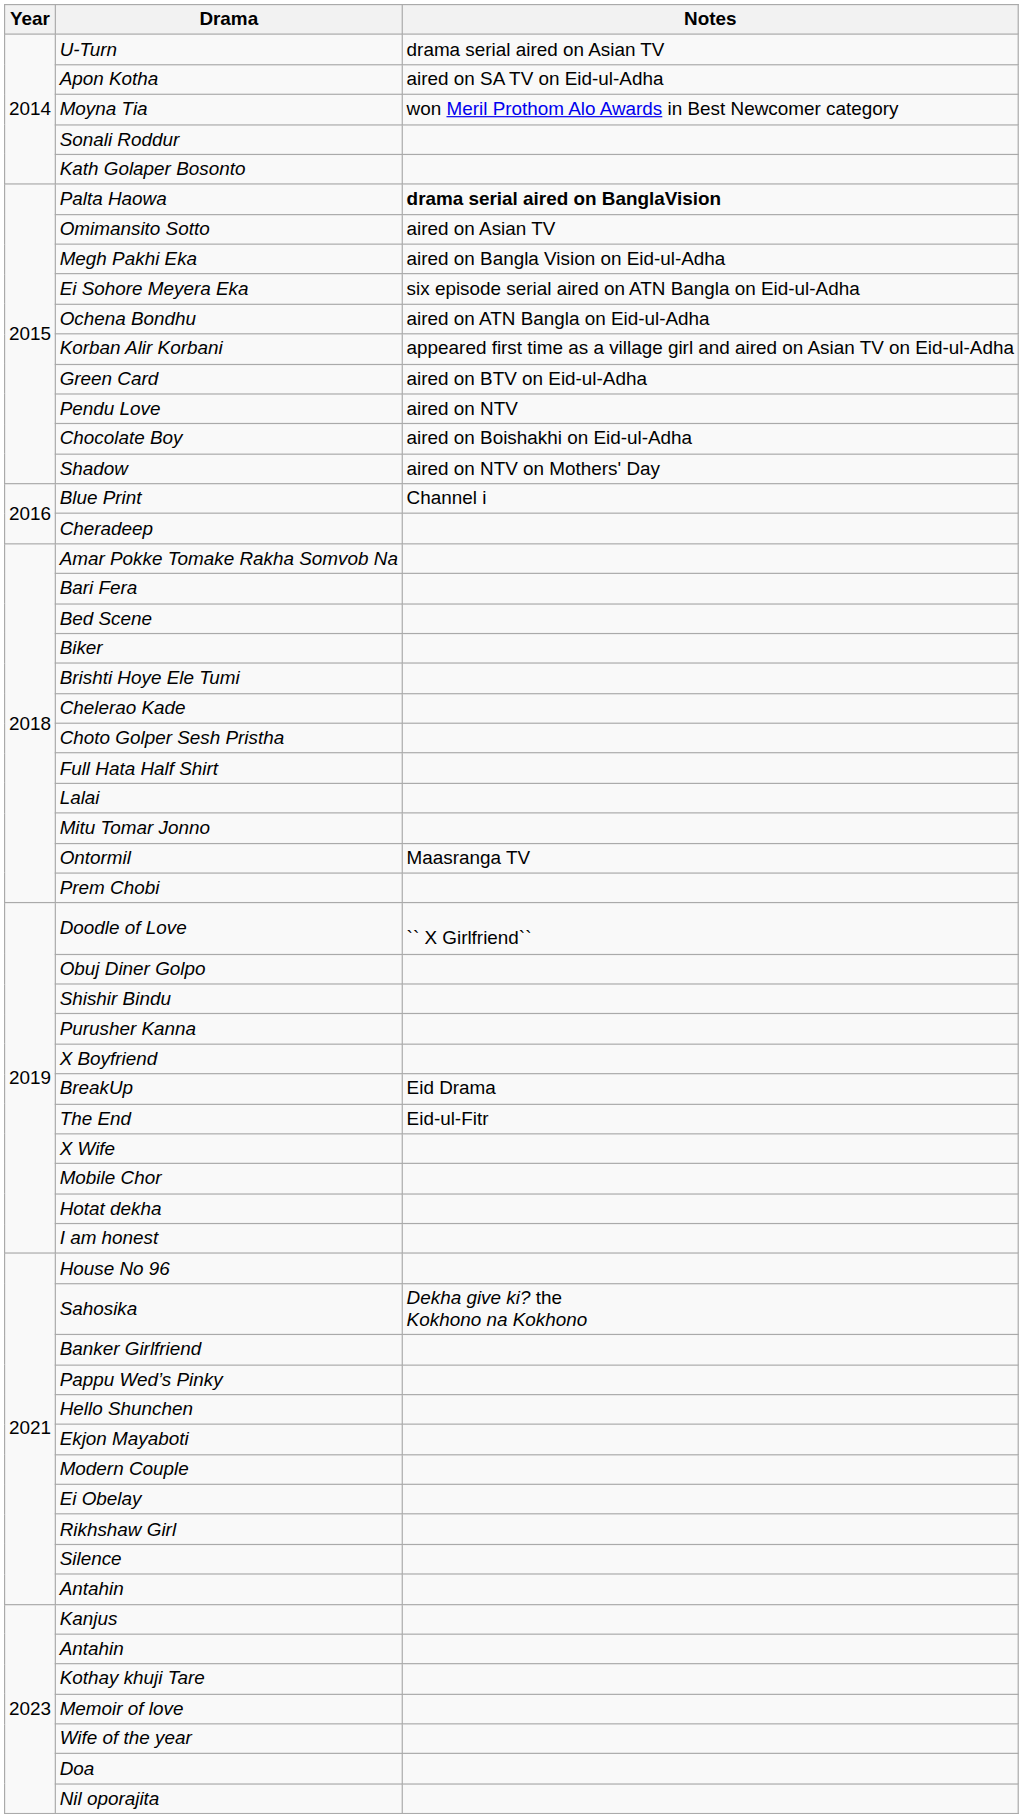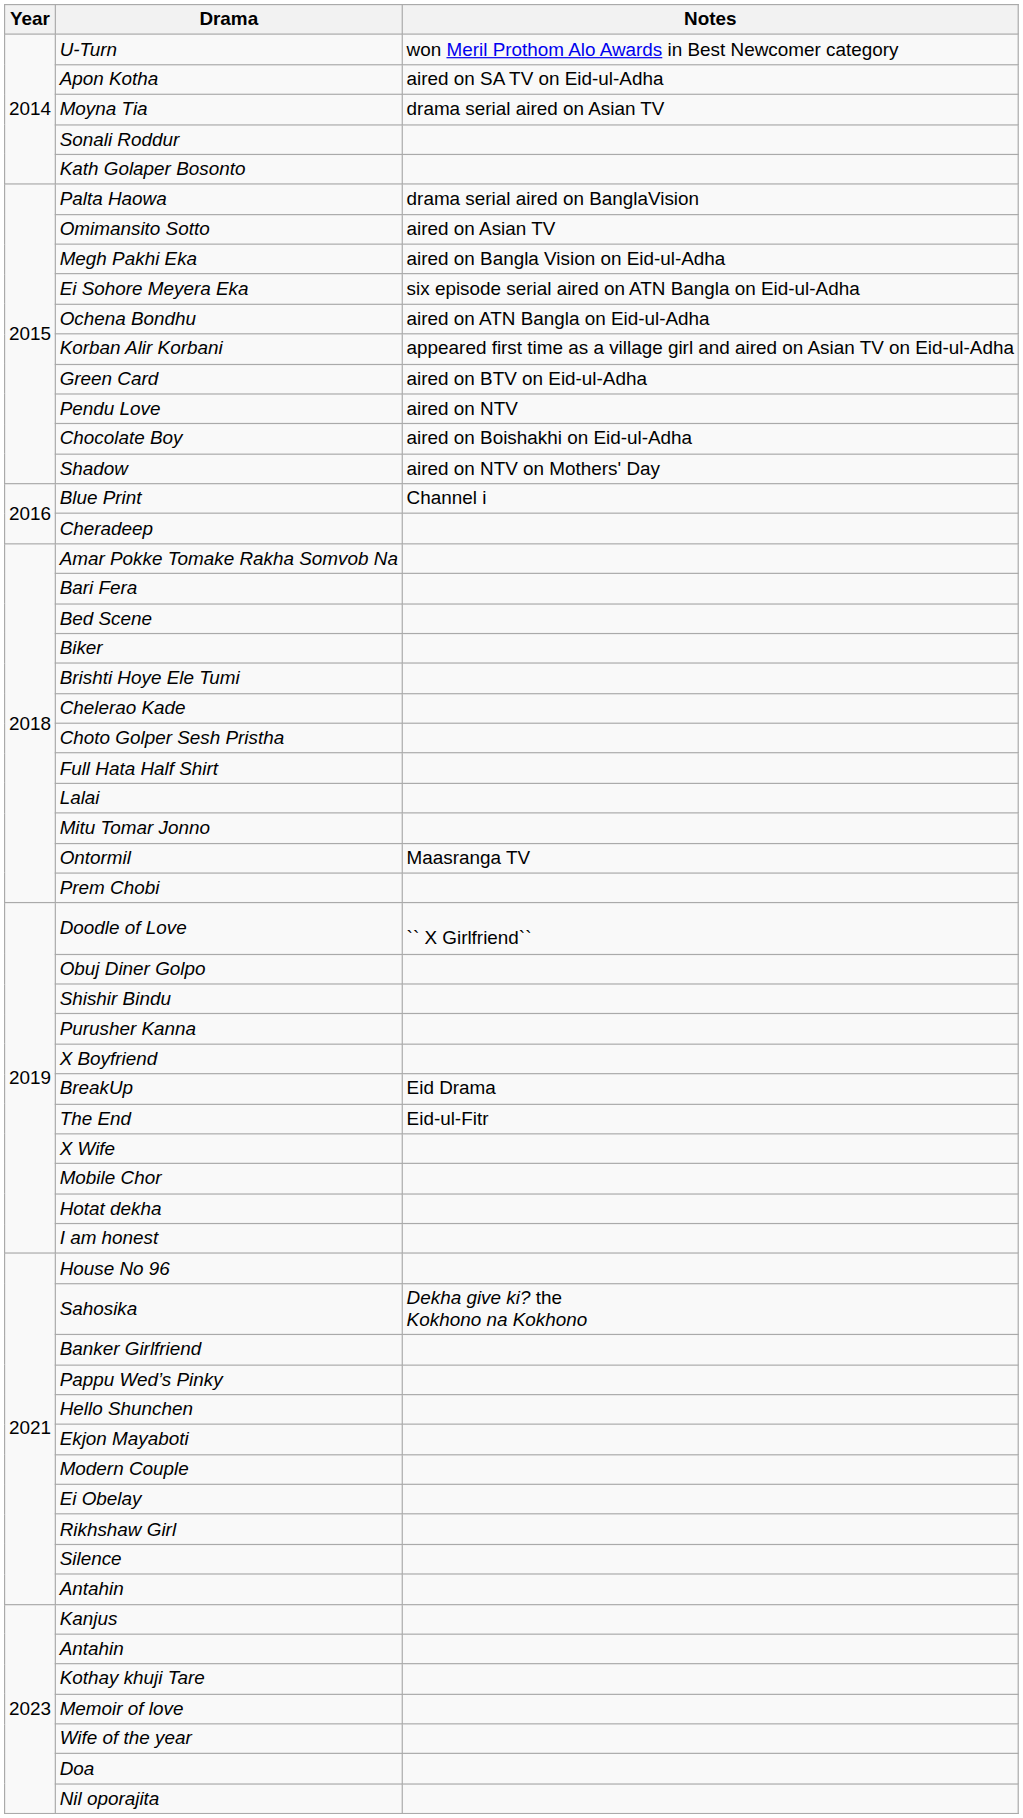(536, 49) drama serial aired on Asian TV -> (652, 49) won Meril Prothom Alo Awards in Best Newcomer category
(652, 109) won Meril Prothom Alo Awards in Best Newcomer category -> (536, 109) drama serial aired on Asian TV
(564, 199) bold -> (553, 199) normal
